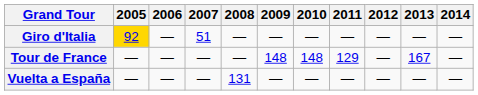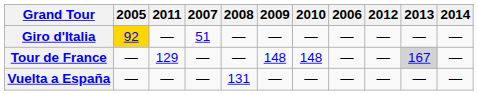columns swapped: (167, 15) <-> (347, 15)
(419, 57) no background -> (419, 57) lightgrey background
